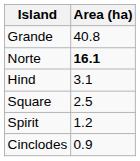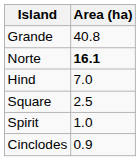(83, 79) 3.1 -> (83, 79) 7.0
(83, 123) 1.2 -> (83, 123) 1.0
